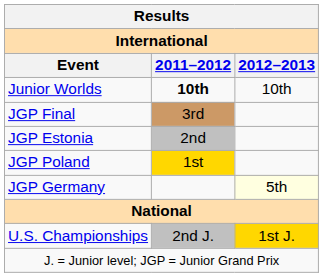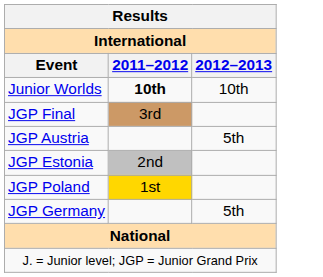+ row: (48, 138)
(277, 187) lightyellow background -> (234, 211) no background
- row: (78, 235)
